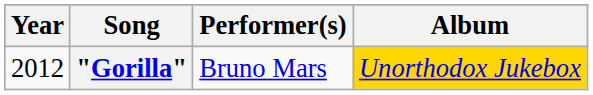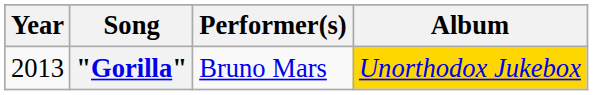(38, 67) 2012 -> (38, 67) 2013
